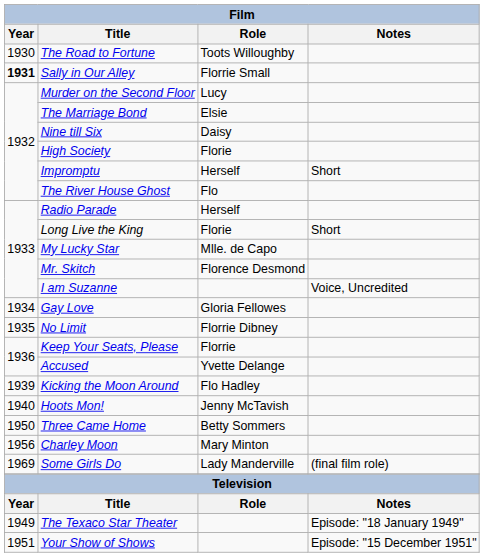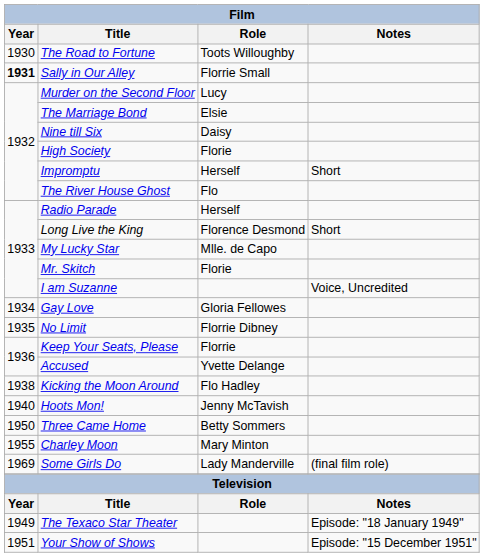(216, 230) Florie -> (253, 230) Florence Desmond
(253, 269) Florence Desmond -> (216, 269) Florie
(21, 386) 1939 -> (21, 386) 1938
(21, 445) 1956 -> (21, 445) 1955
